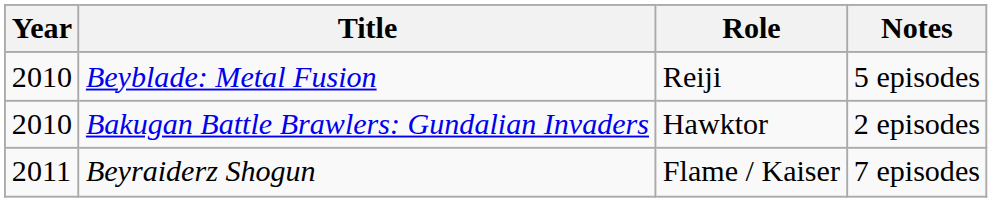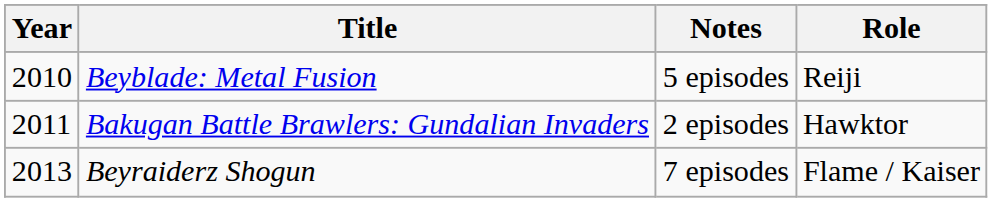columns swapped: (751, 28) <-> (917, 28)
(42, 123) 2010 -> (41, 123) 2011
(41, 171) 2011 -> (42, 171) 2013
